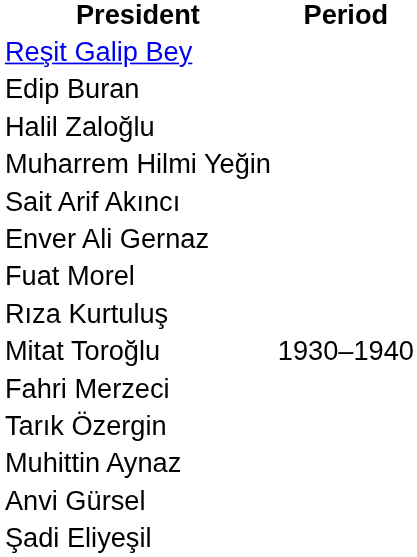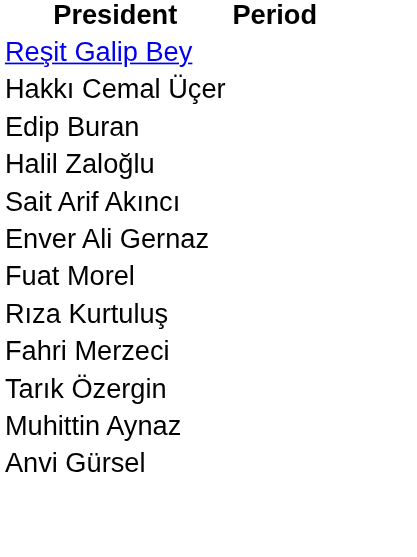+ row: (115, 89)
- row: (138, 164)
- row: (83, 351)
- row: (78, 538)
